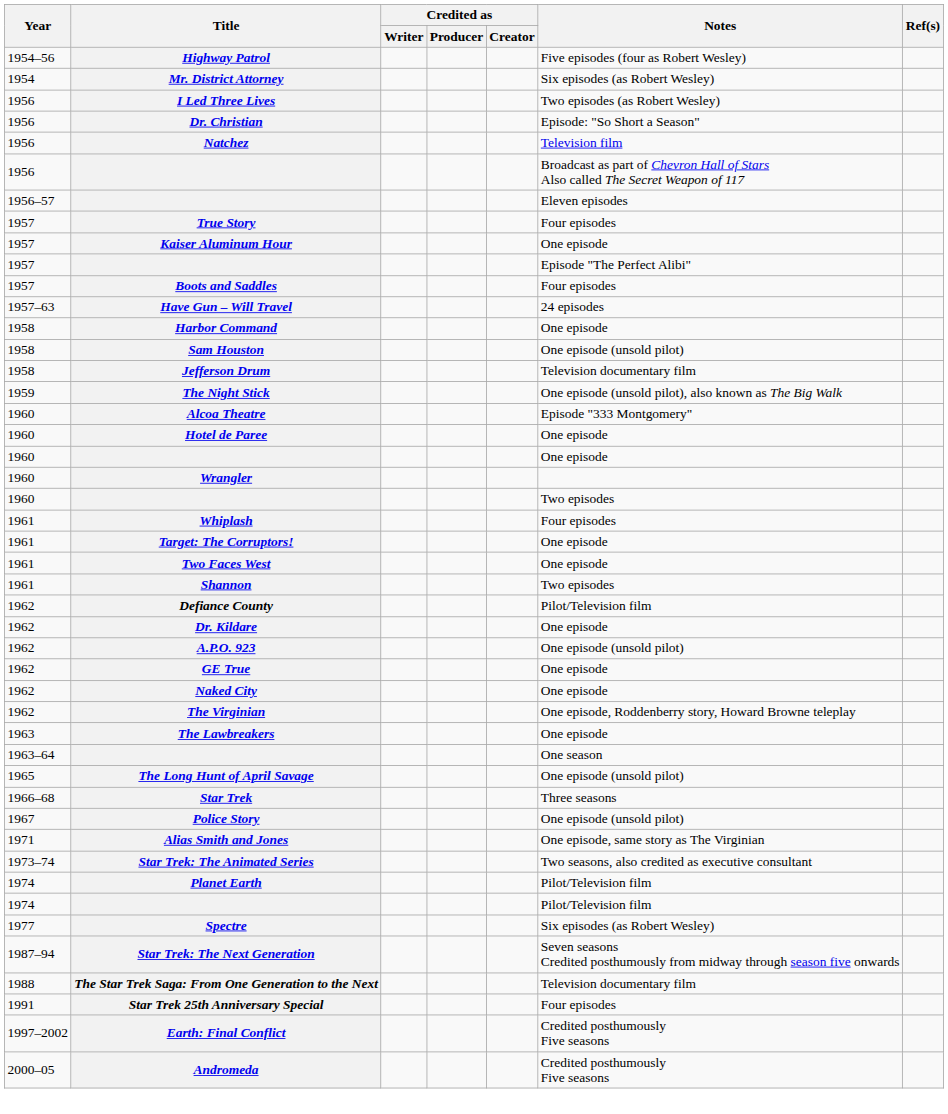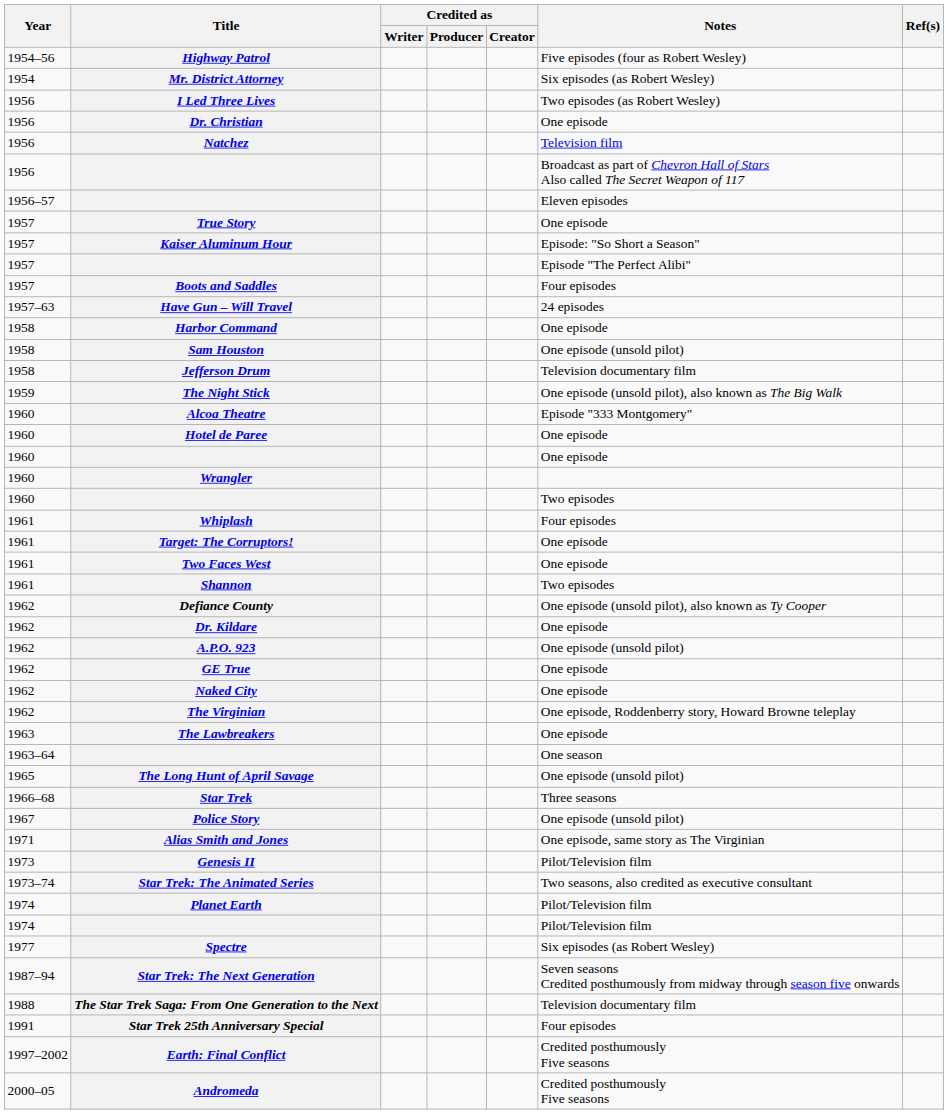(620, 121) Episode: "So Short a Season" -> (574, 121) One episode
(578, 222) Four episodes -> (574, 222) One episode
(574, 243) One episode -> (620, 243) Episode: "So Short a Season"
(596, 605) Pilot/Television film -> (684, 605) One episode (unsold pilot), also known as Ty Cooper
+ row: (21, 861)
